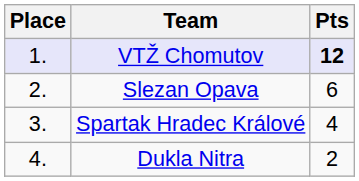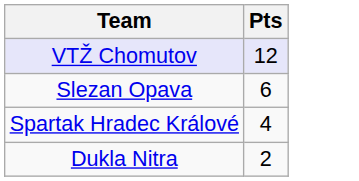- column: (38, 21)
(332, 55) bold -> (266, 55) normal
